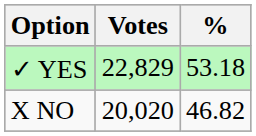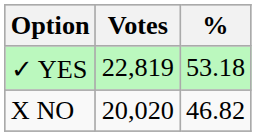(138, 67) 22,829 -> (138, 67) 22,819
